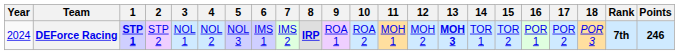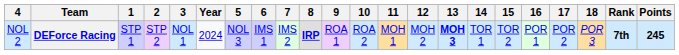columns swapped: (19, 12) <-> (211, 12)
(133, 35) bold -> (131, 35) normal
(656, 35) 246 -> (656, 35) 245
